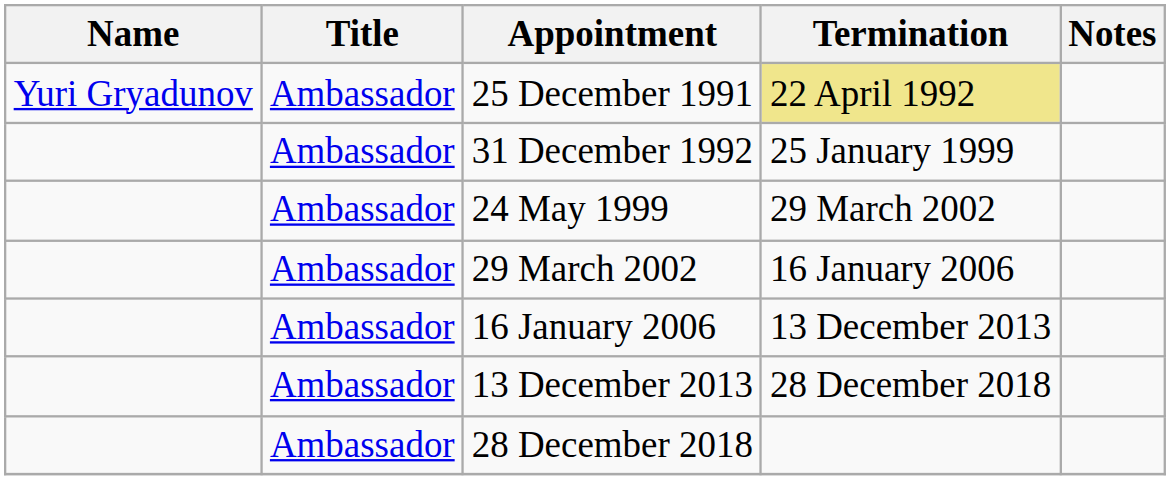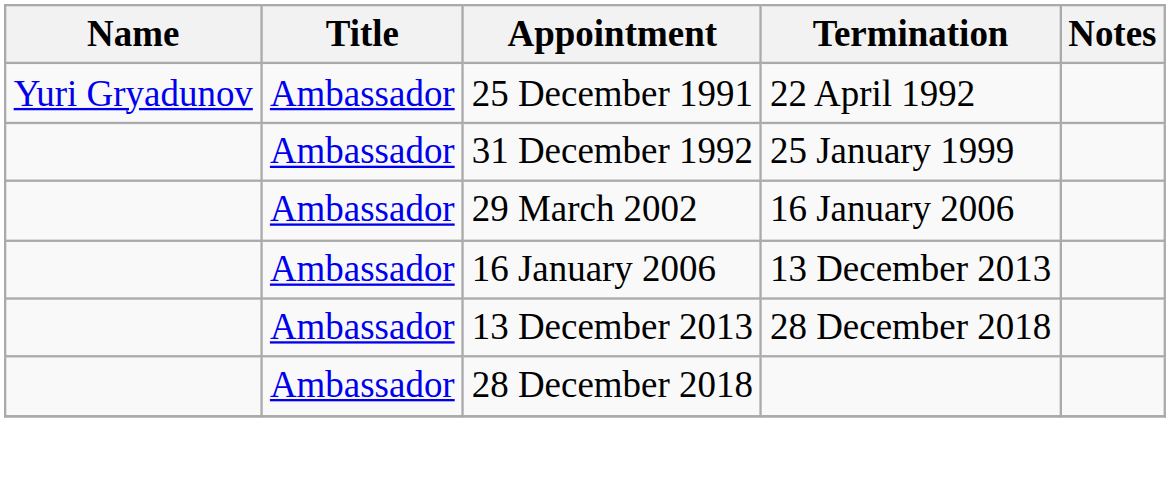(873, 92) khaki background -> (873, 92) no background
- row: (570, 209)
